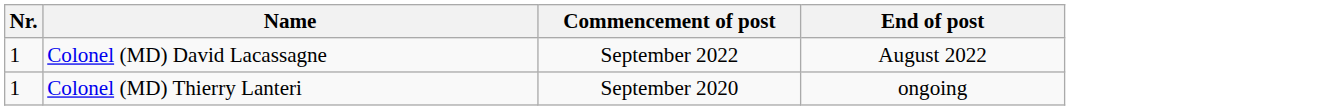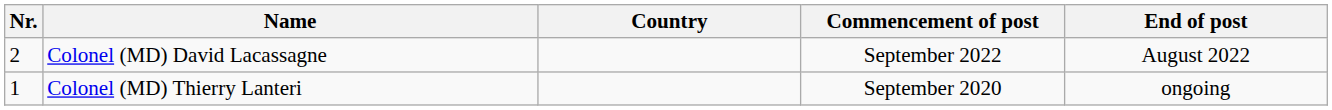+ column: (669, 21)
(15, 54) 1 -> (15, 54) 2
